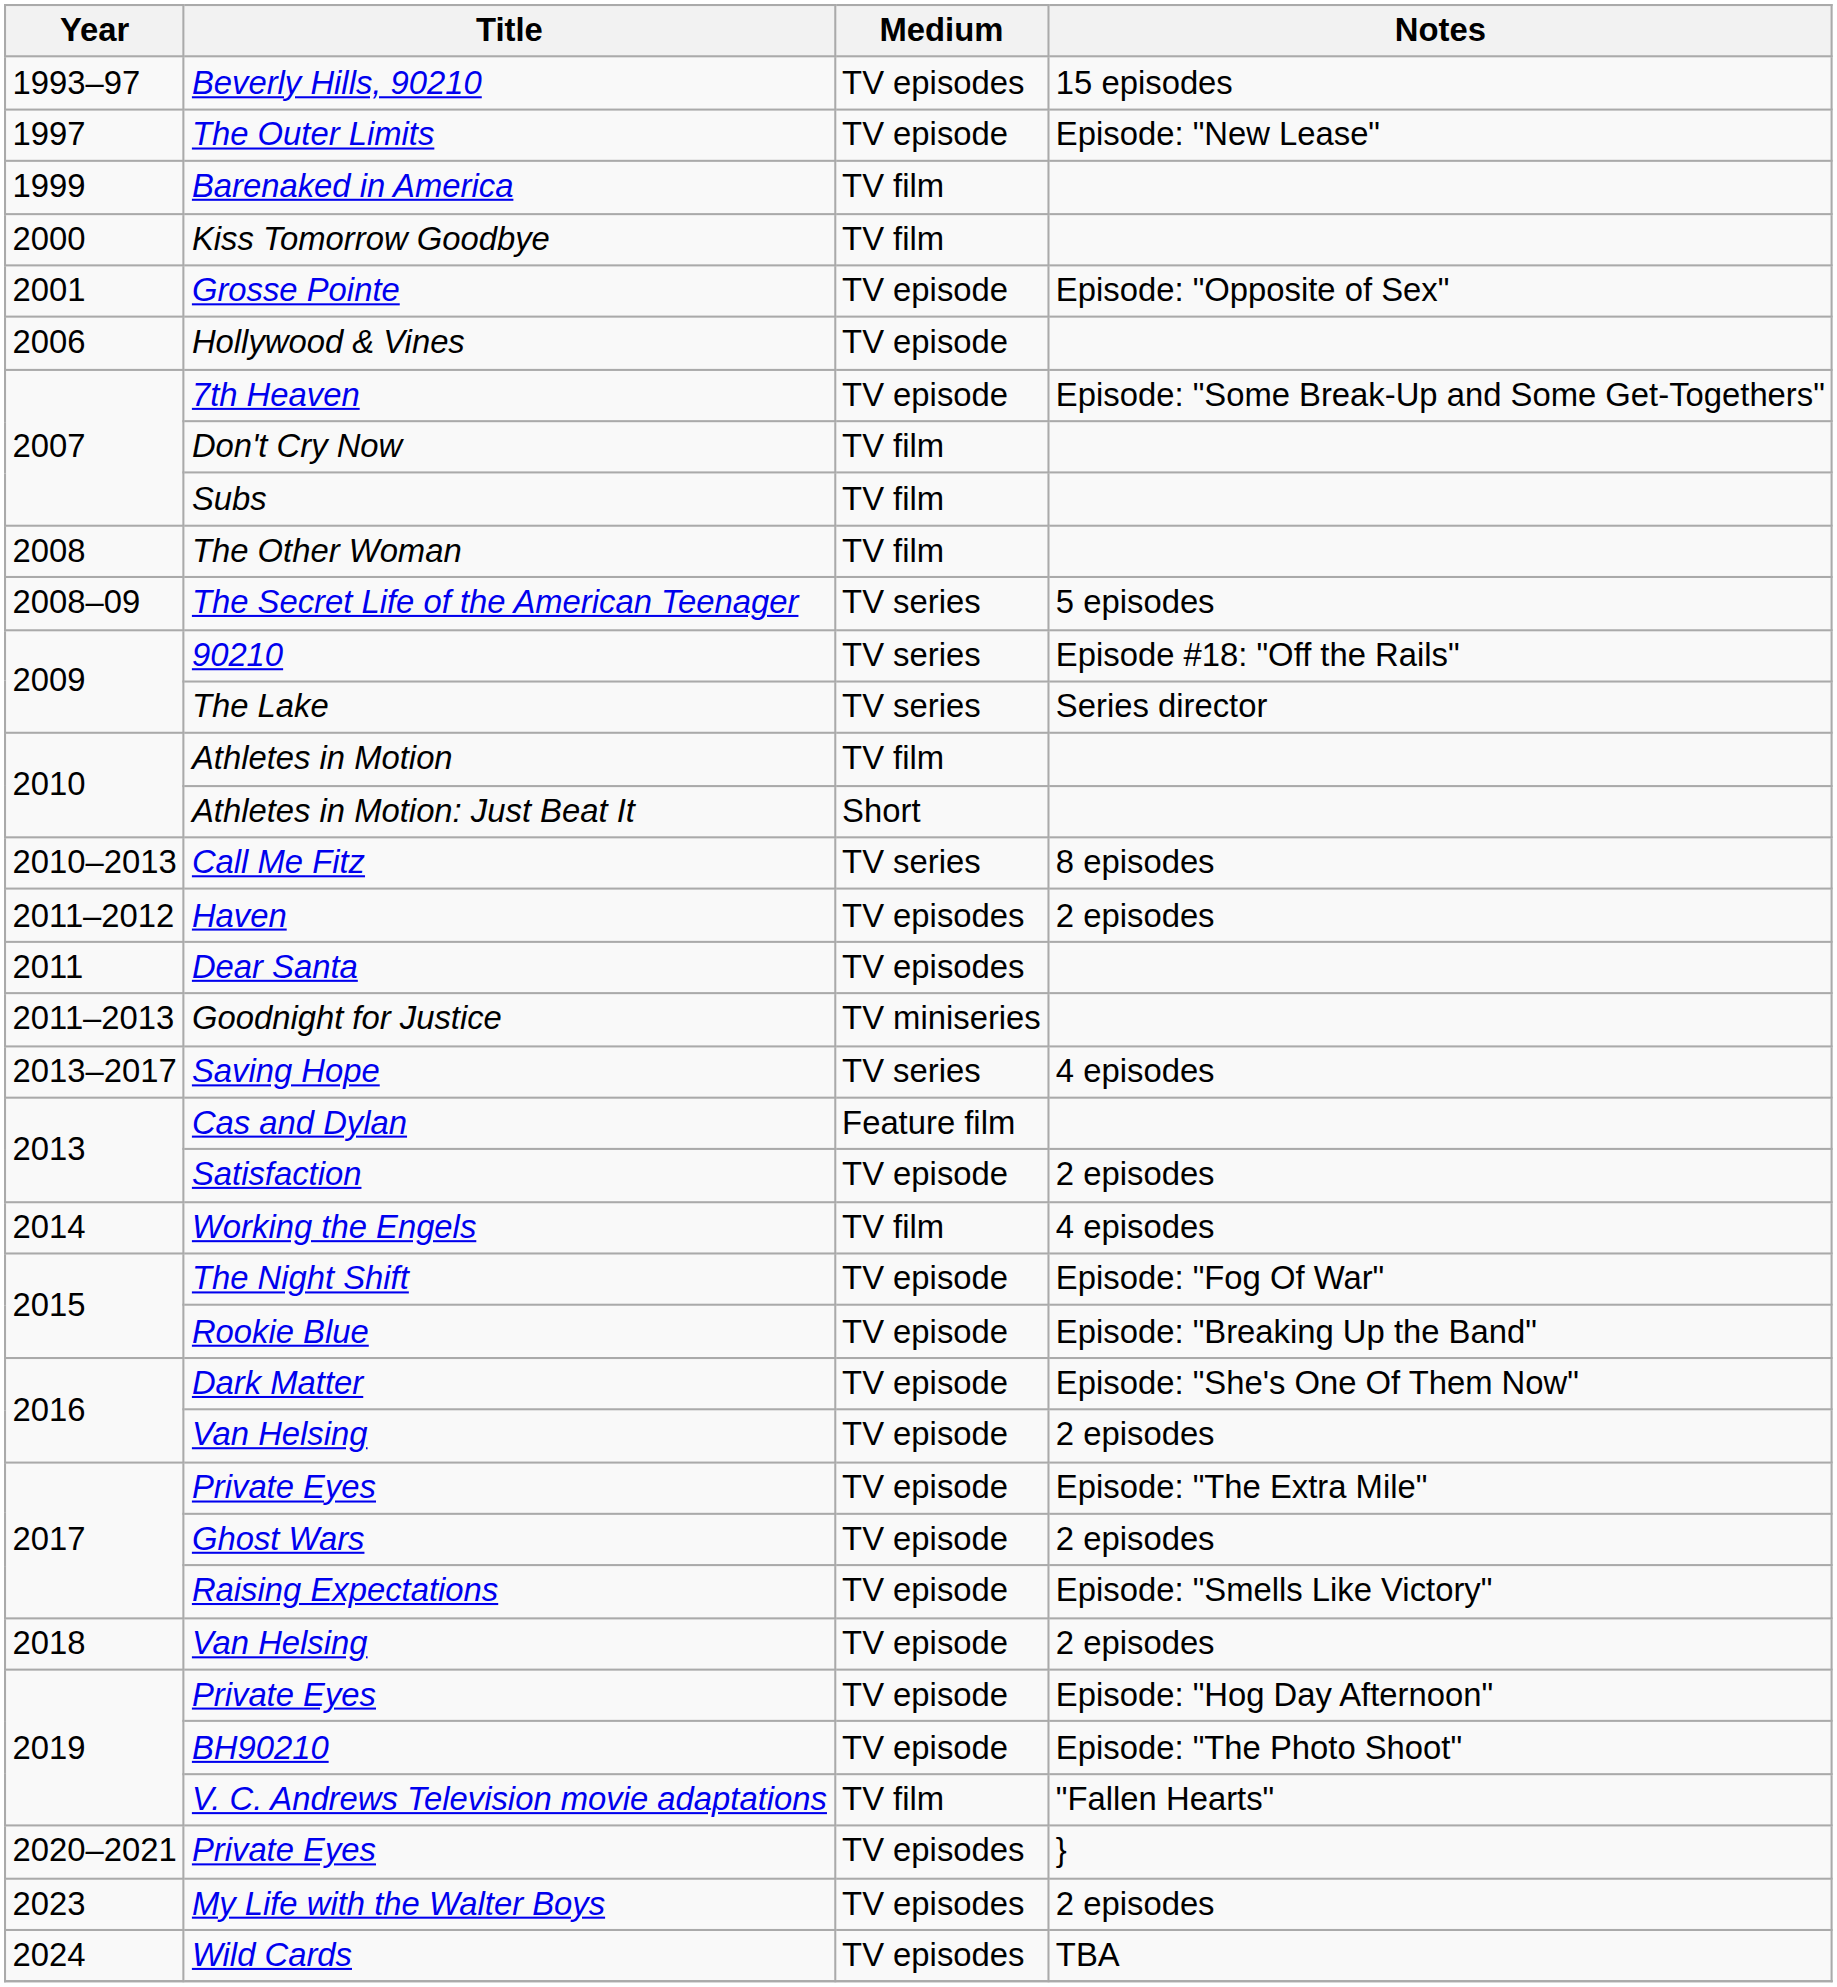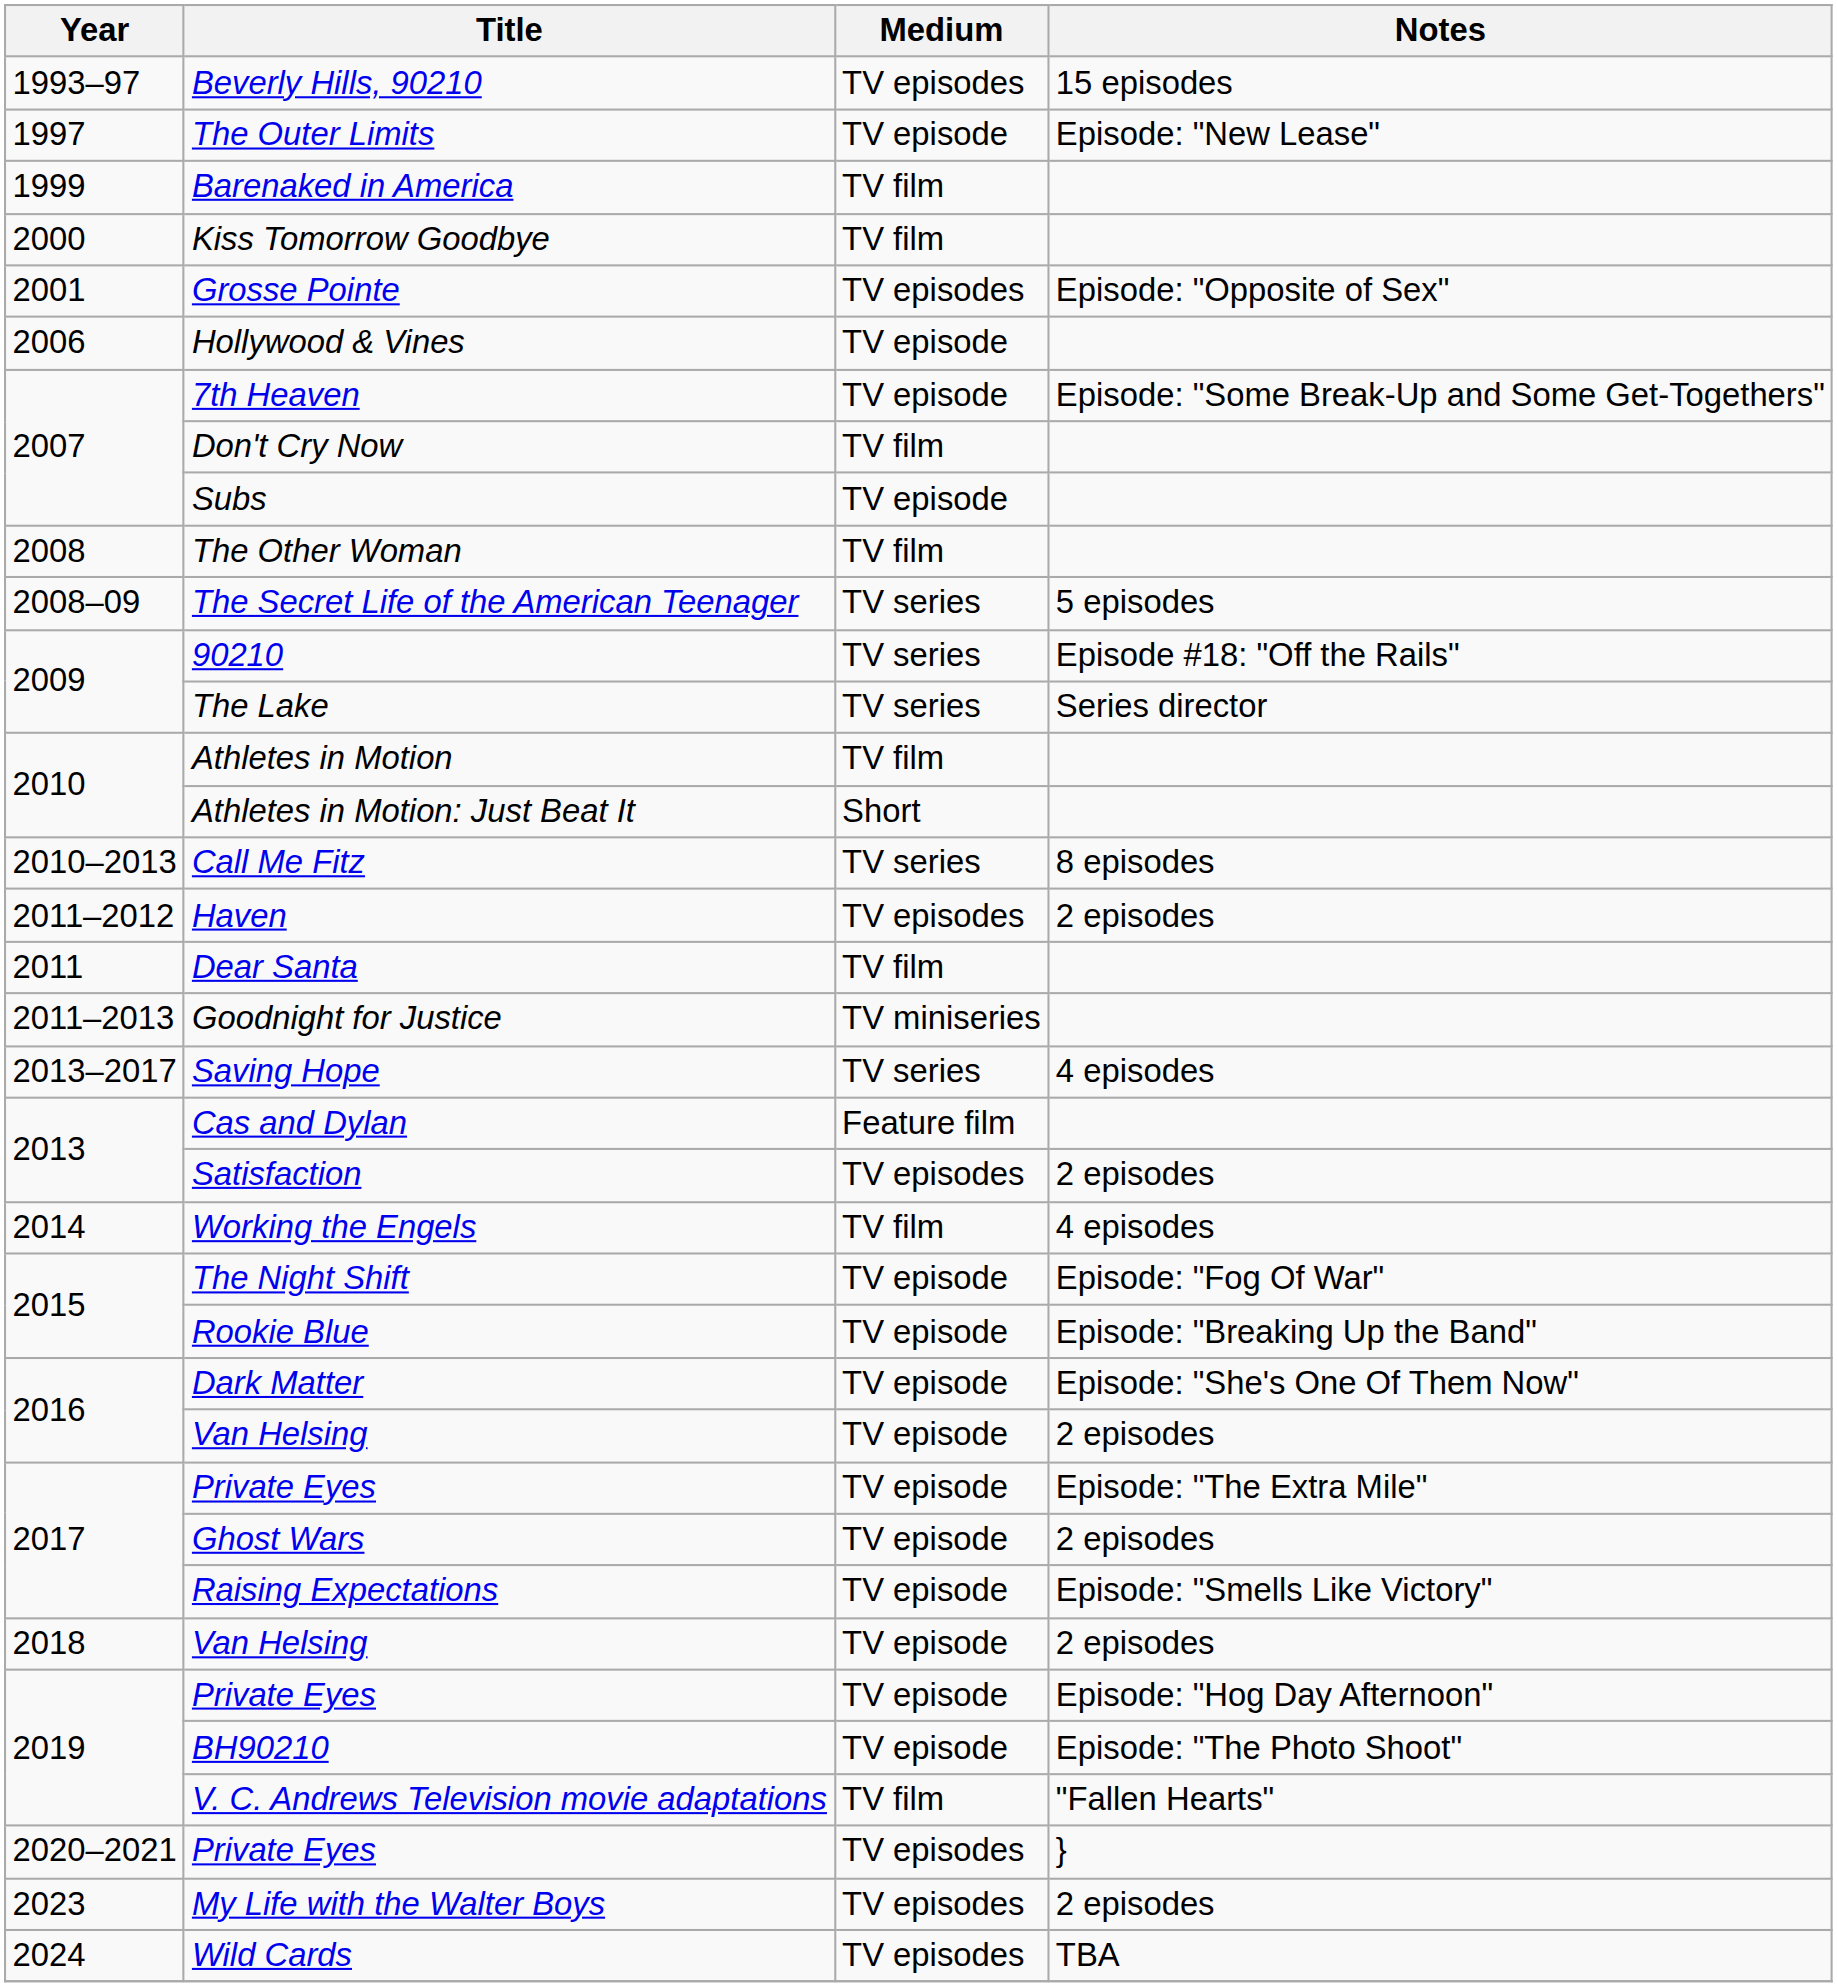(925, 290) TV episode -> (933, 290) TV episodes
(893, 498) TV film -> (925, 498) TV episode
(933, 966) TV episodes -> (893, 966) TV film
(925, 1174) TV episode -> (933, 1174) TV episodes
